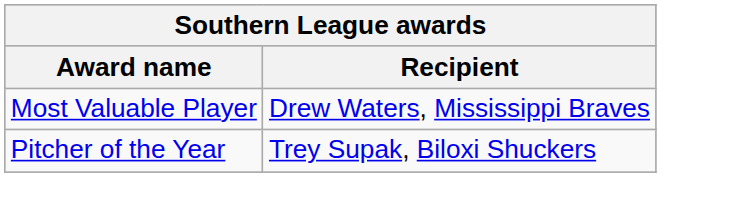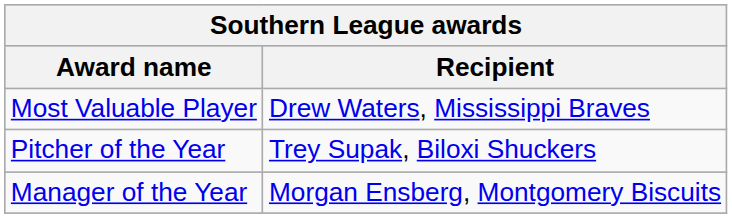+ row: (129, 191)
